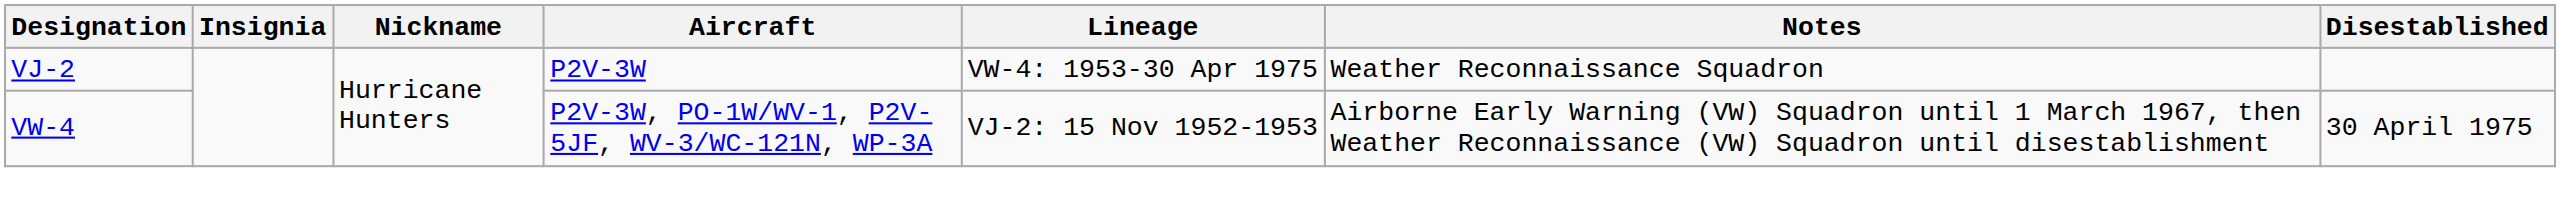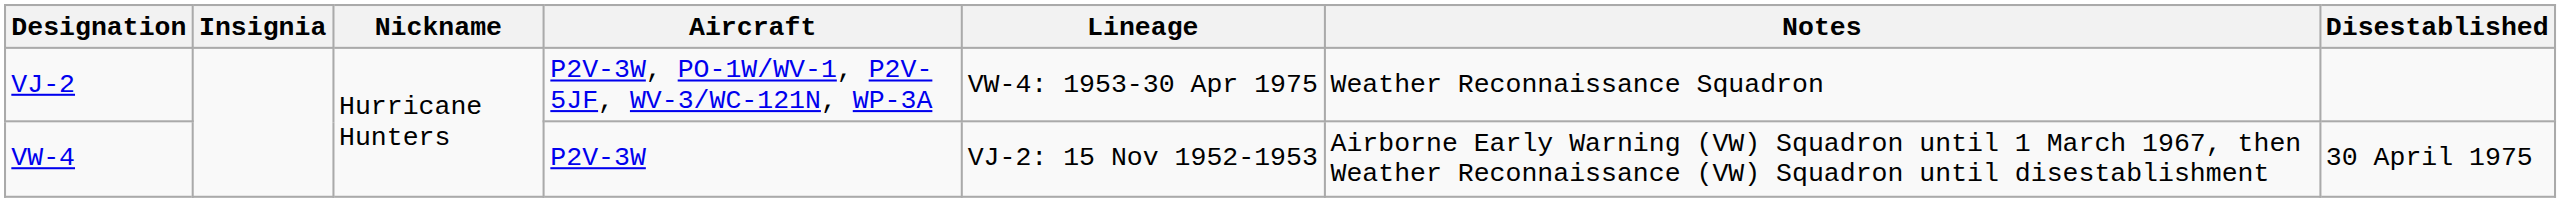(598, 70) P2V-3W -> (741, 85) P2V-3W, PO-1W/WV-1, P2V-5JF, WV-3/WC-121N, WP-3A
(741, 128) P2V-3W, PO-1W/WV-1, P2V-5JF, WV-3/WC-121N, WP-3A -> (598, 159) P2V-3W
